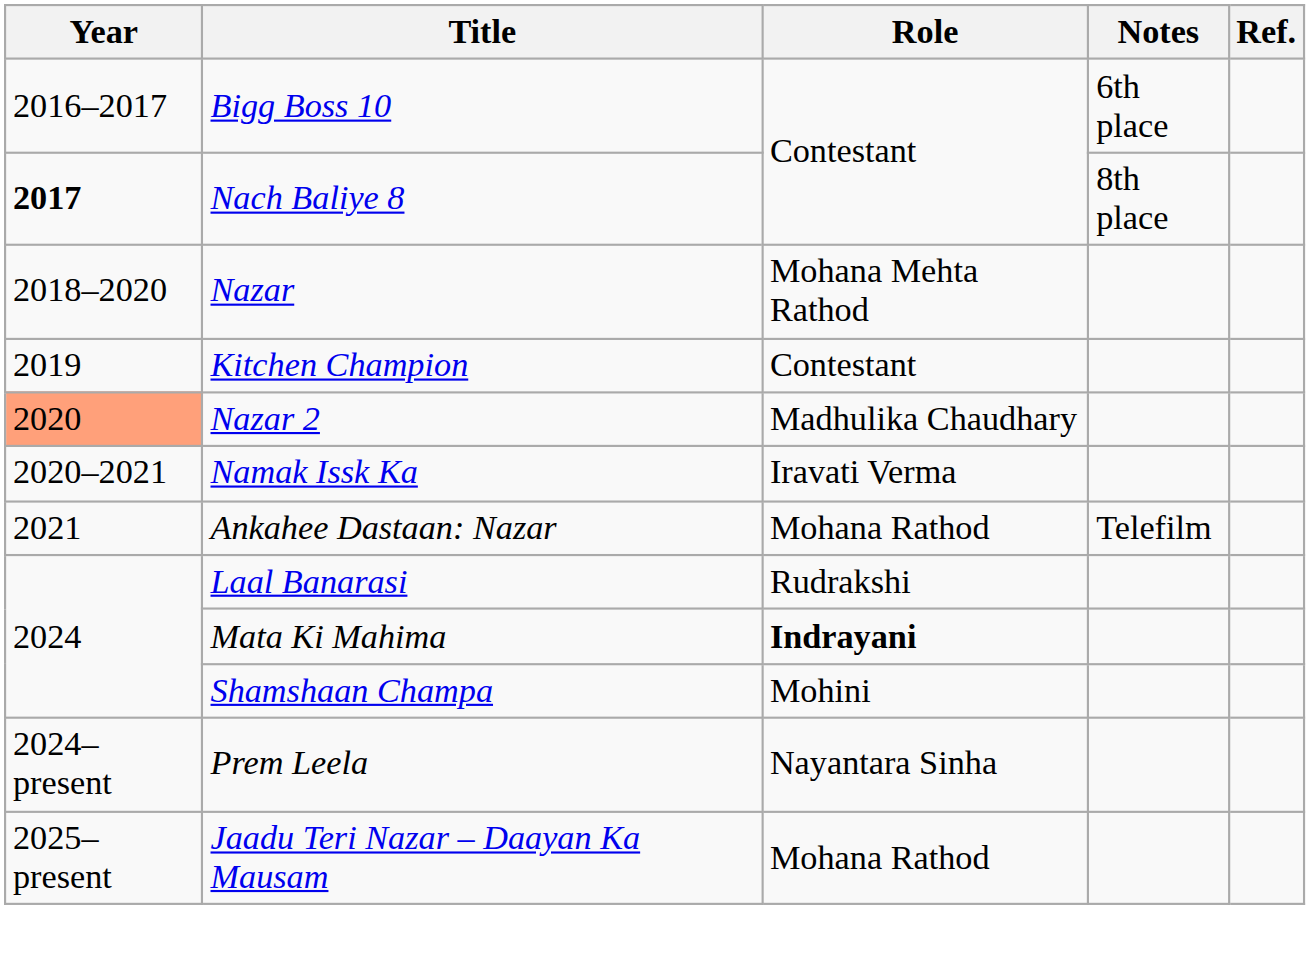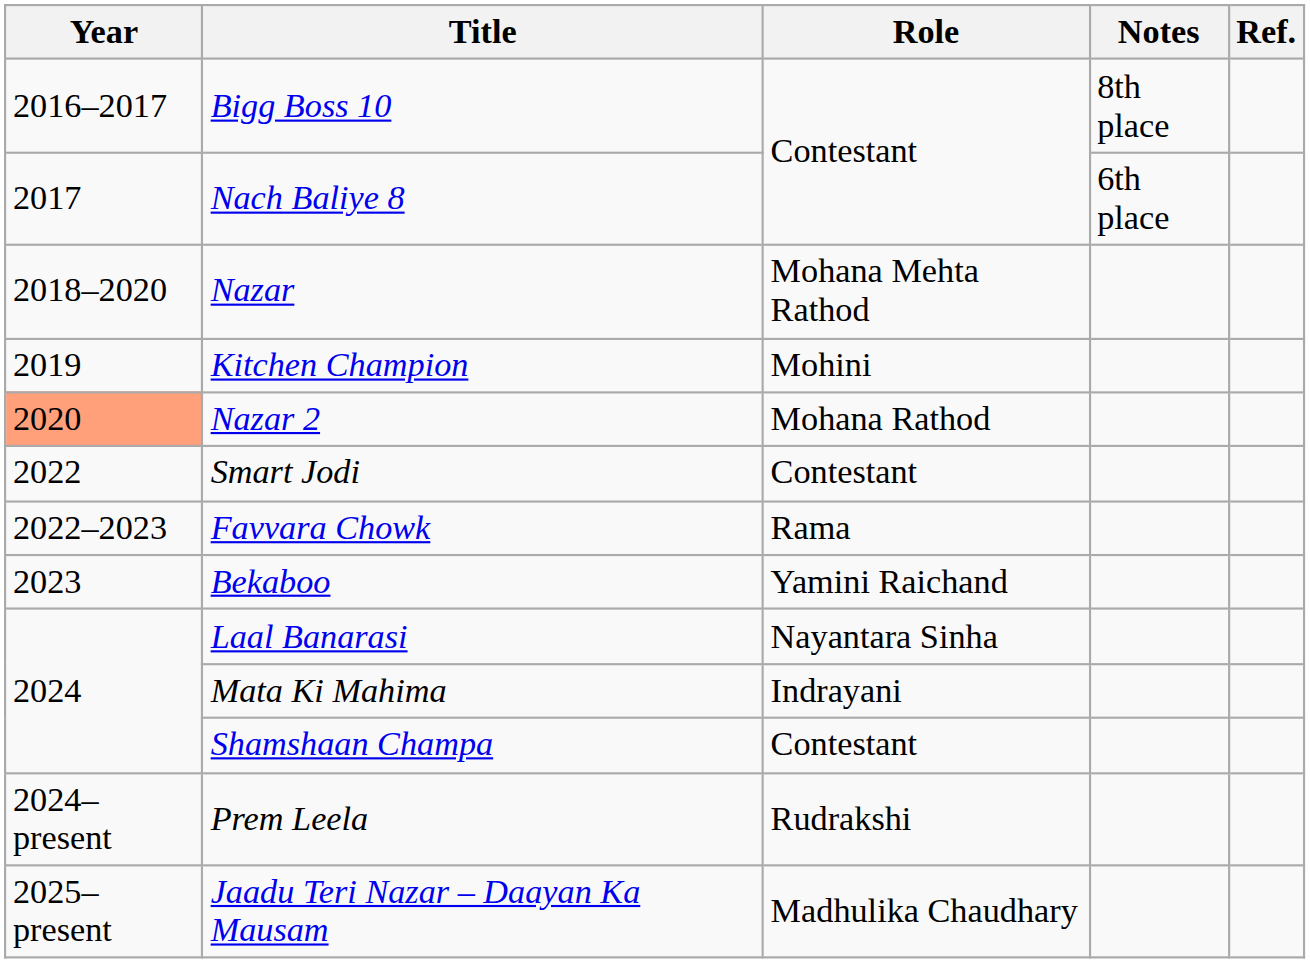(1132, 105) 6th place -> (1133, 105) 8th place
(47, 198) bold -> (47, 198) normal
(1132, 198) 8th place -> (1133, 198) 6th place
(843, 364) Contestant -> (821, 364) Mohini
(923, 418) Madhulika Chaudhary -> (880, 418) Mohana Rathod
- row: (314, 473)
- row: (384, 527)
+ row: (285, 473)
+ row: (320, 527)
+ row: (271, 581)
(840, 581) Rudrakshi -> (884, 635) Nayantara Sinha
(843, 635) bold -> (836, 690) normal
(820, 690) Mohini -> (844, 744) Contestant
(884, 763) Nayantara Sinha -> (841, 818) Rudrakshi
(880, 856) Mohana Rathod -> (924, 910) Madhulika Chaudhary
